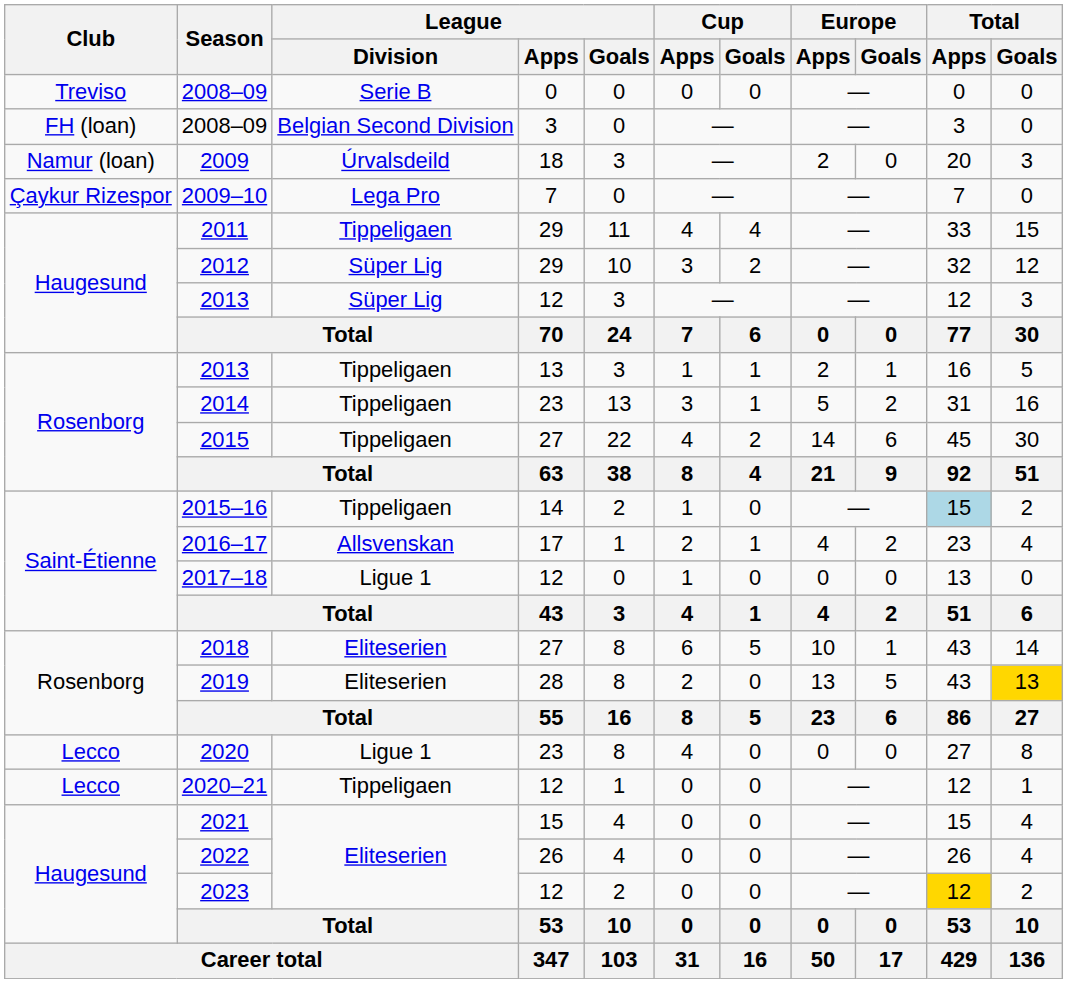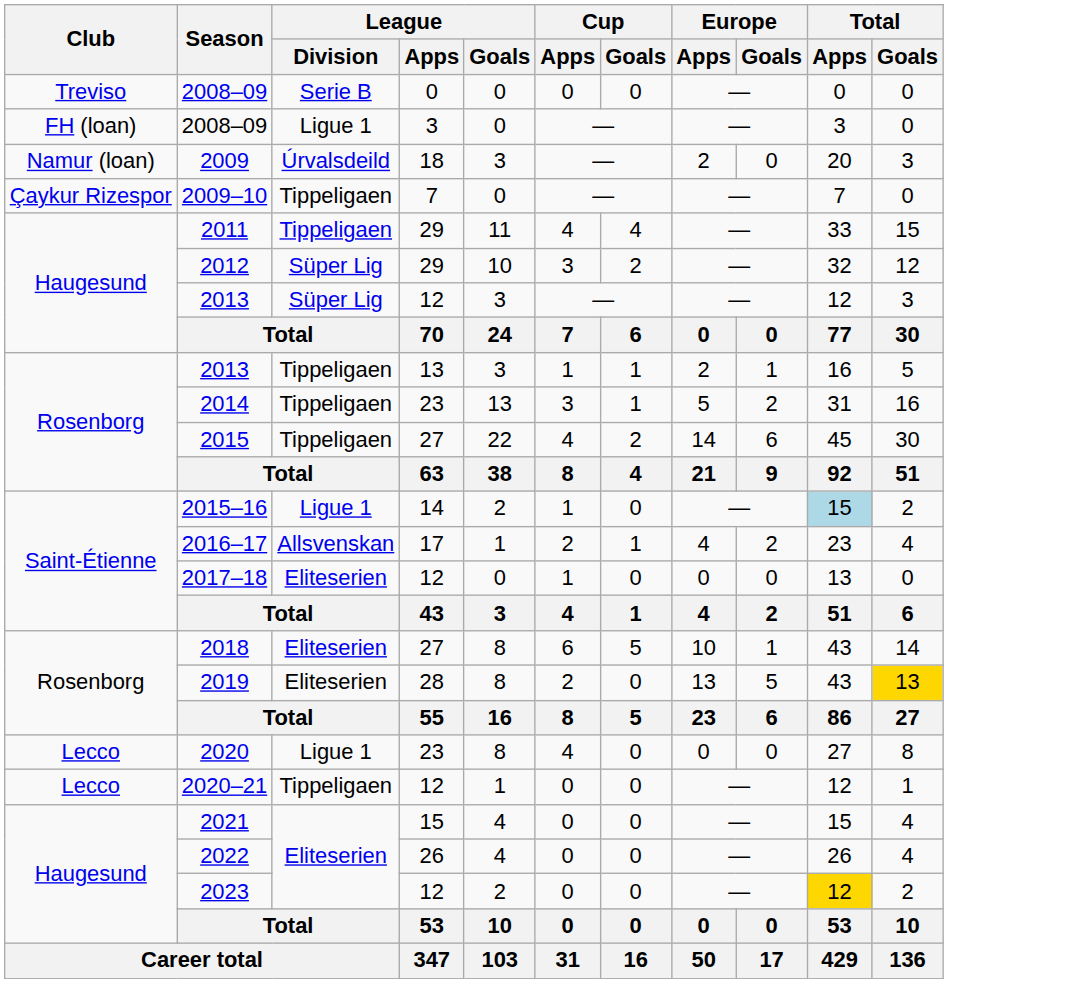(396, 126) Belgian Second Division -> (336, 126) Ligue 1
(395, 195) Lega Pro -> (336, 195) Tippeligaen
(396, 508) Tippeligaen -> (336, 508) Ligue 1
(395, 578) Ligue 1 -> (336, 578) Eliteserien
